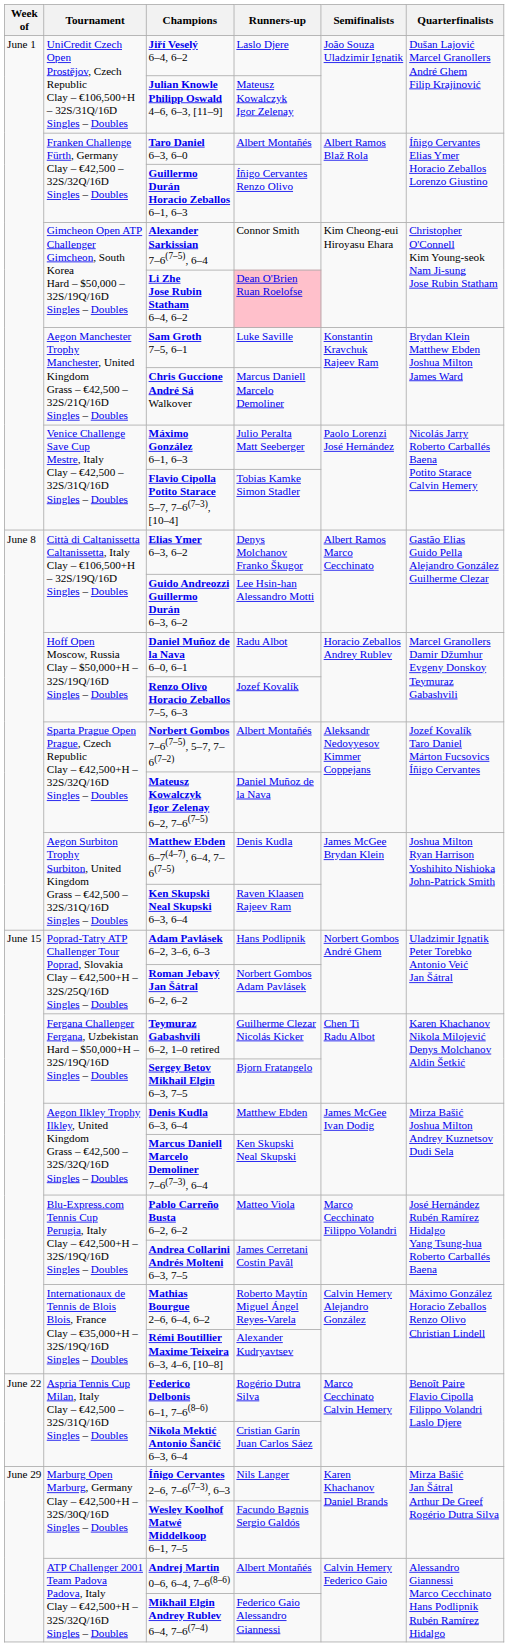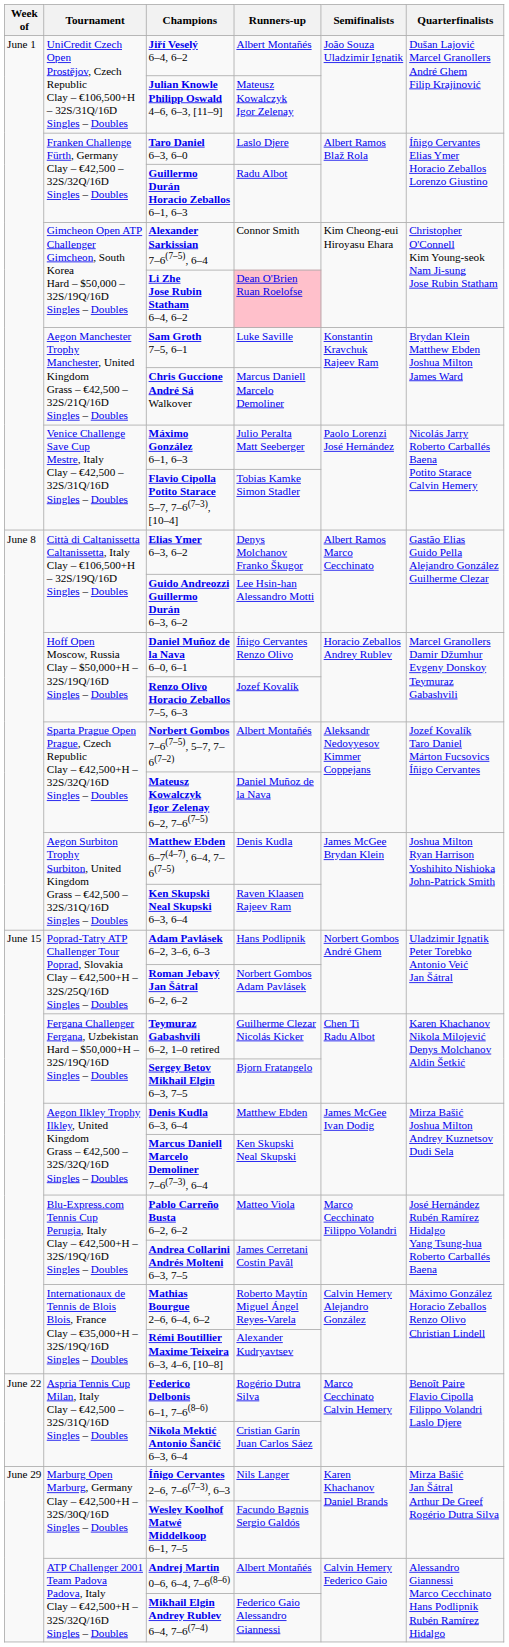(263, 44) Laslo Djere -> (274, 44) Albert Montañés
(274, 141) Albert Montañés -> (263, 141) Laslo Djere
(272, 180) Íñigo Cervantes Renzo Olivo -> (262, 173) Radu Albot
(262, 641) Radu Albot -> (272, 647) Íñigo Cervantes Renzo Olivo
